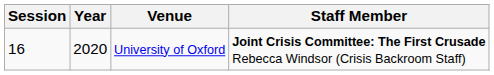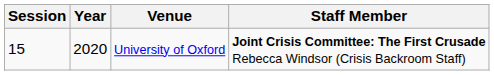(16, 49) 16 -> (16, 49) 15
